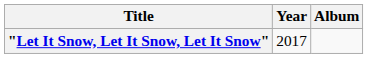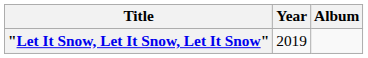(292, 41) 2017 -> (292, 41) 2019
